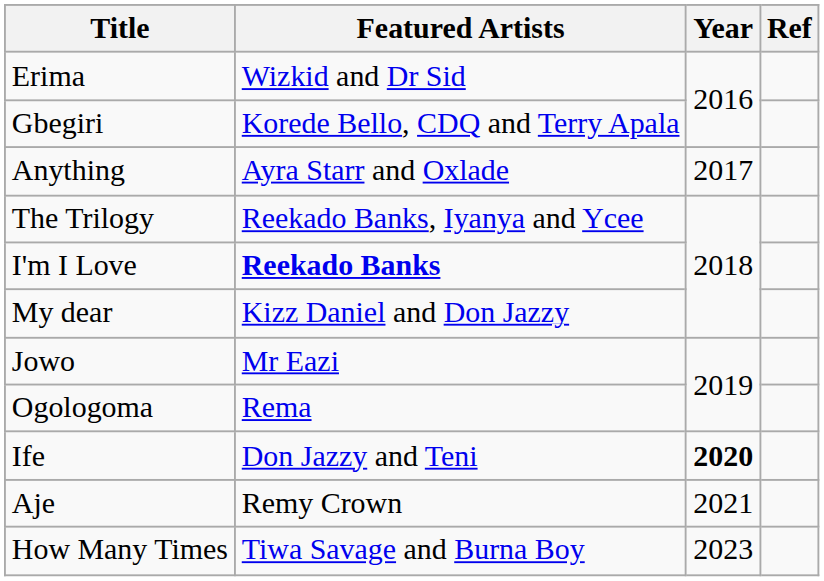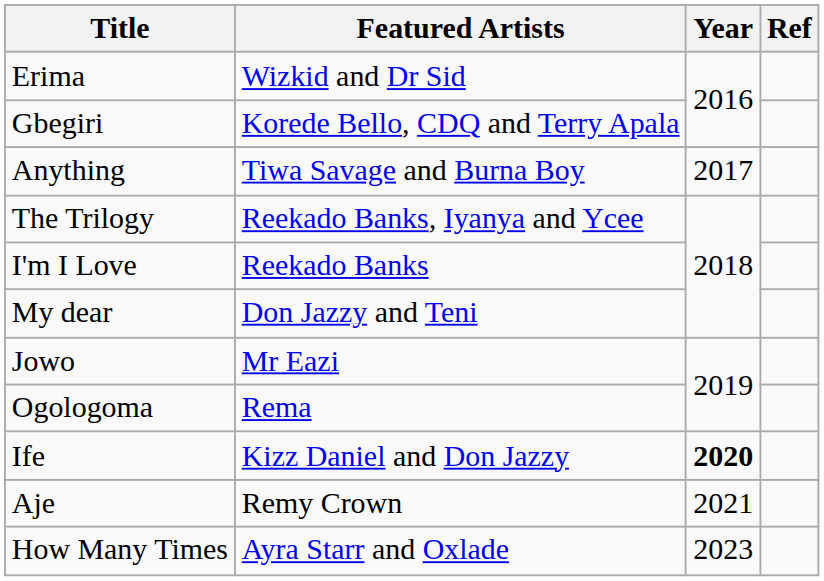(375, 170) Ayra Starr and Oxlade -> (413, 170) Tiwa Savage and Burna Boy
(341, 265) bold -> (335, 265) normal
(405, 312) Kizz Daniel and Don Jazzy -> (360, 312) Don Jazzy and Teni
(360, 455) Don Jazzy and Teni -> (405, 455) Kizz Daniel and Don Jazzy
(413, 550) Tiwa Savage and Burna Boy -> (375, 550) Ayra Starr and Oxlade
